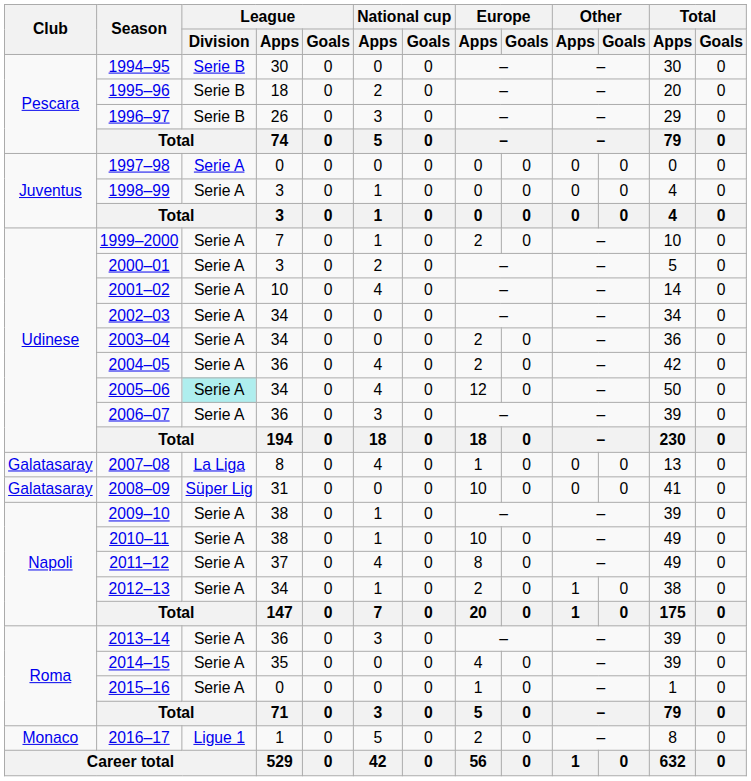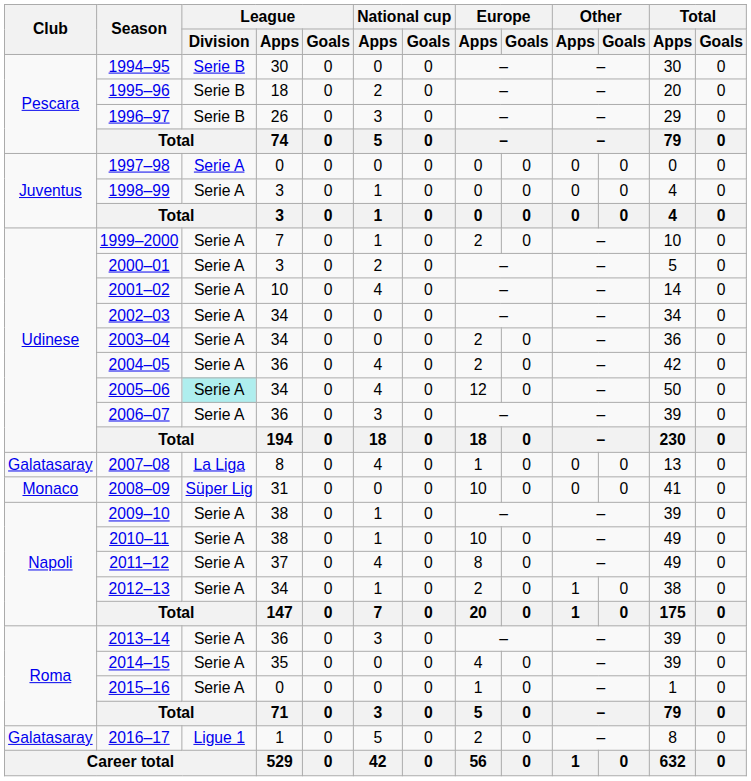(50, 489) Galatasaray -> (50, 489) Monaco
(50, 738) Monaco -> (50, 738) Galatasaray
